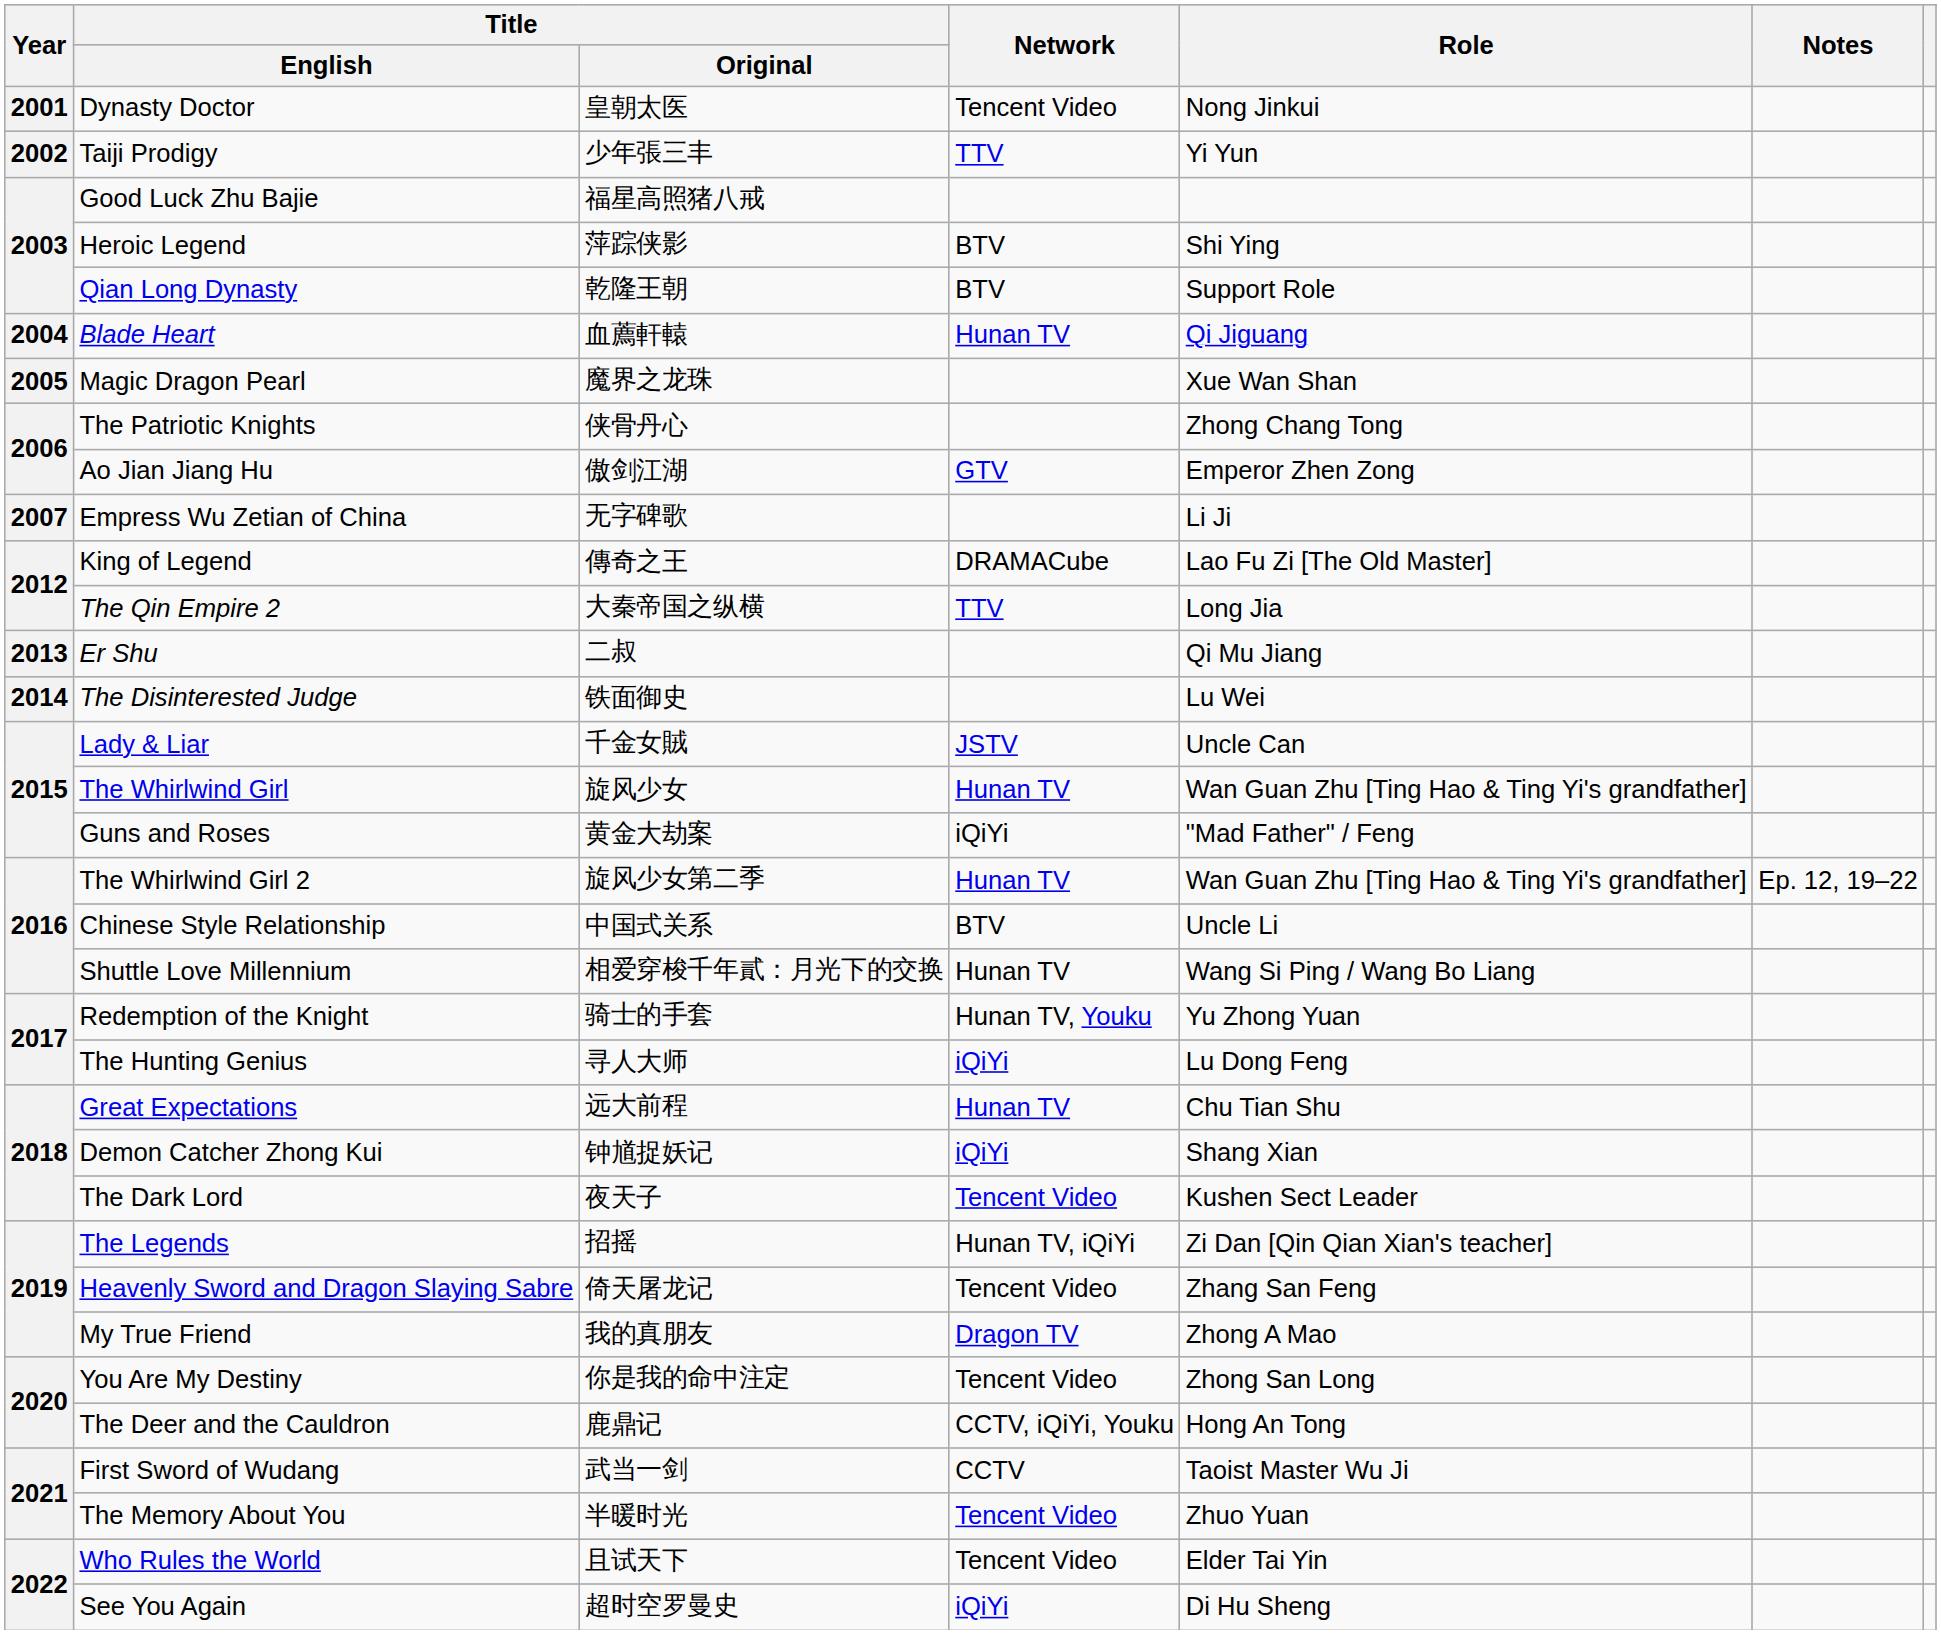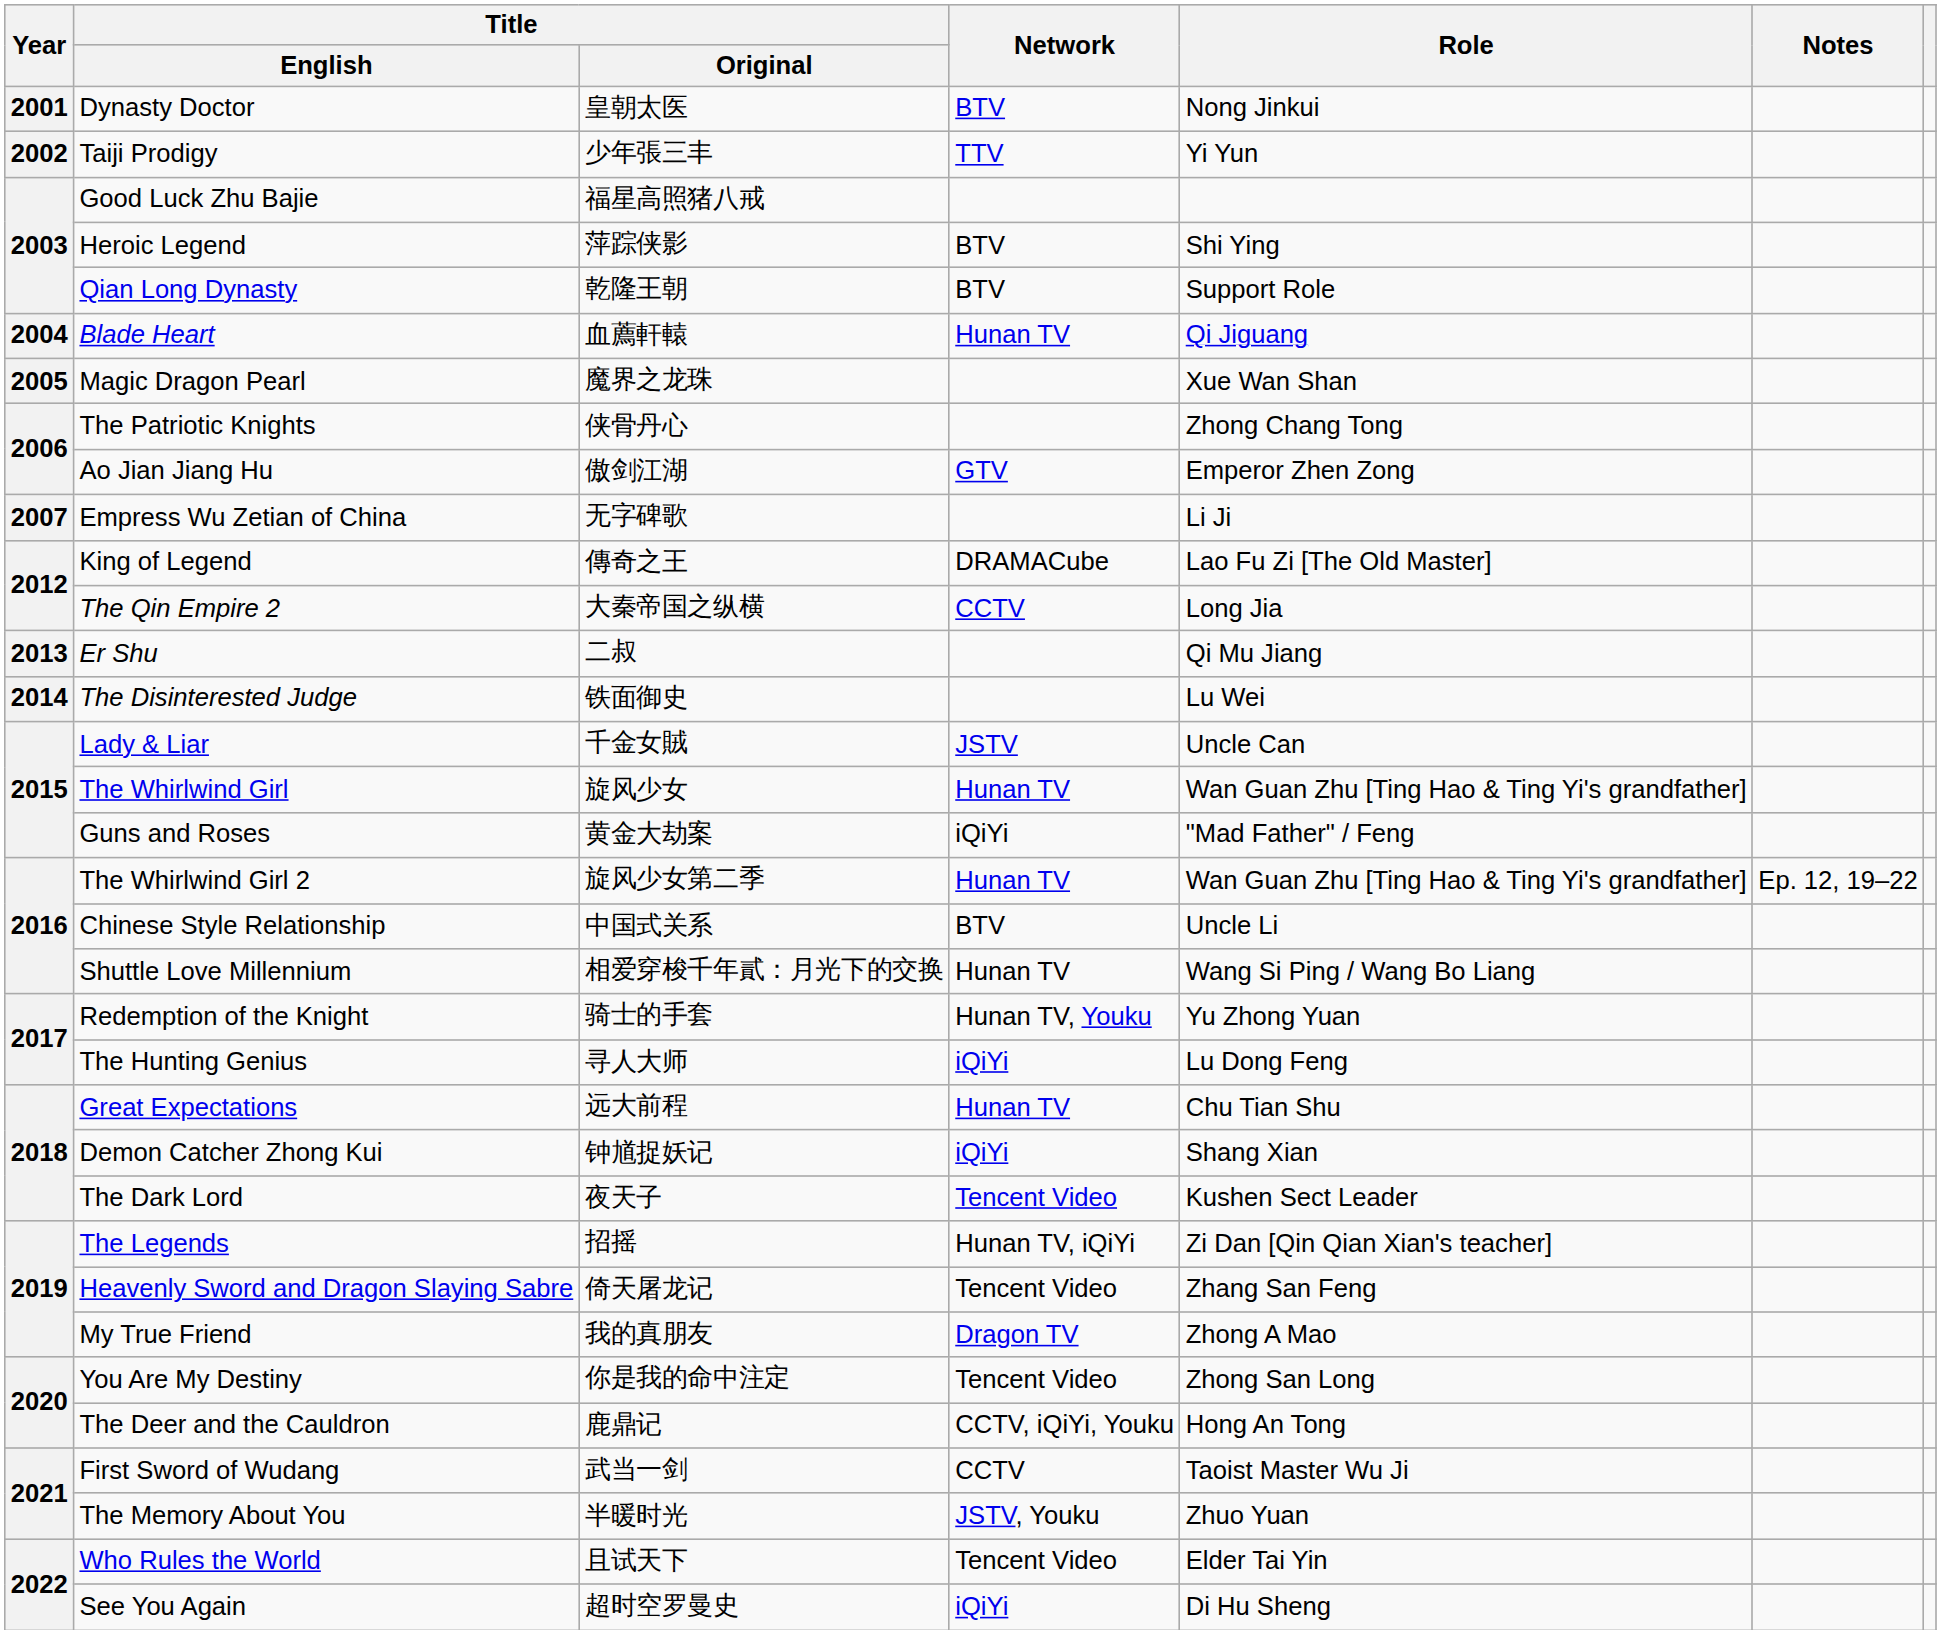(1036, 108) Tencent Video -> (980, 108) BTV
(979, 607) TTV -> (990, 607) CCTV
(1036, 1515) Tencent Video -> (1027, 1515) JSTV, Youku
